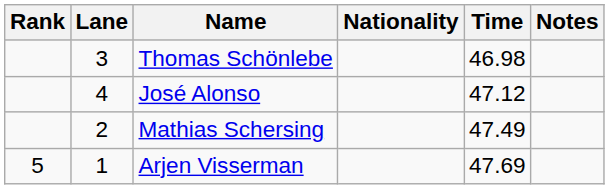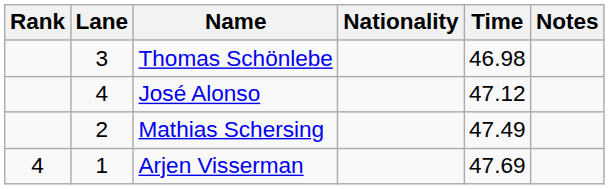(37, 165) 5 -> (37, 165) 4
